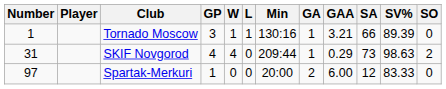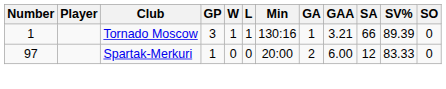- row: (146, 53)
